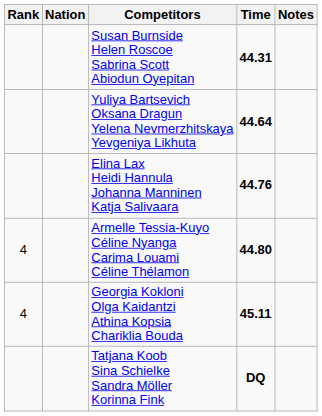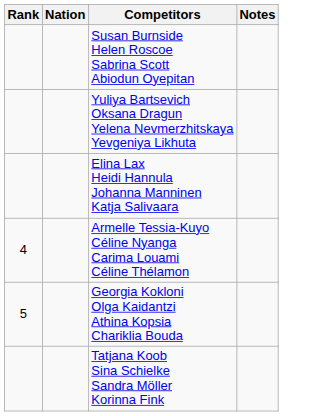- column: (256, 14)
(23, 314) 4 -> (23, 314) 5
